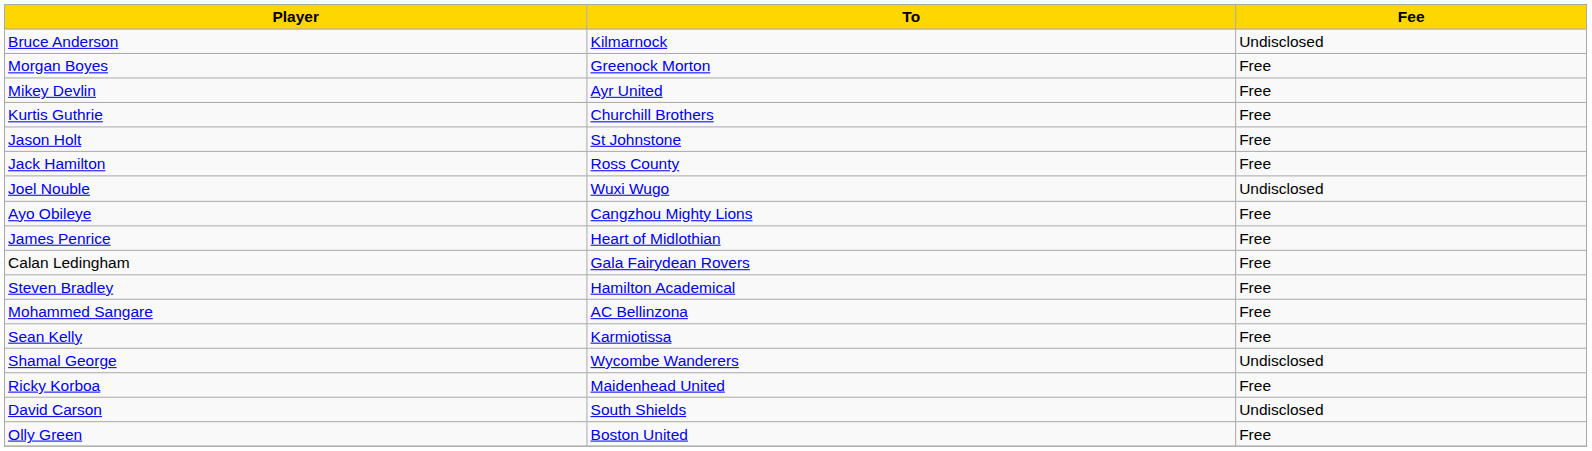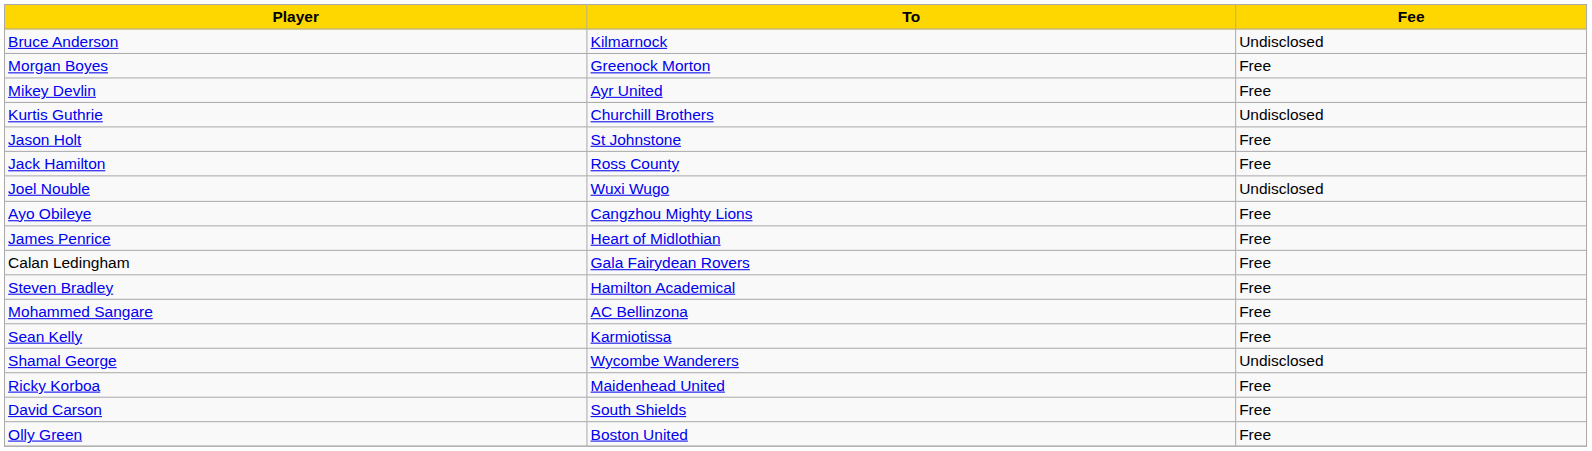(1255, 115) Free -> (1281, 115) Undisclosed
(1281, 410) Undisclosed -> (1255, 410) Free
